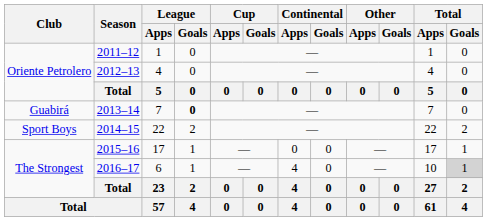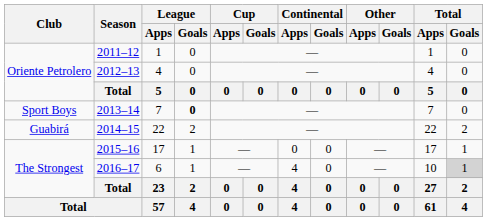(49, 110) Guabirá -> (49, 110) Sport Boys
(49, 129) Sport Boys -> (49, 129) Guabirá
